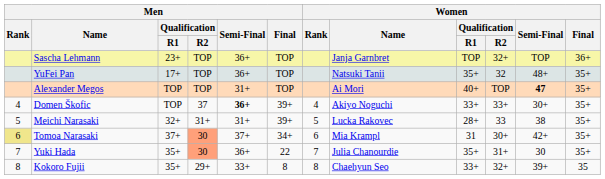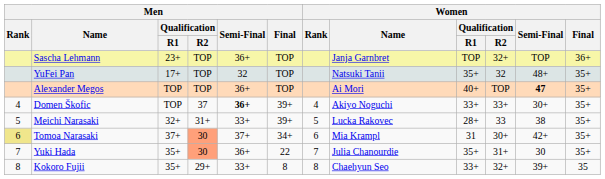(242, 74) 36+ -> (242, 74) 32
(242, 89) 31+ -> (242, 89) 36+
(242, 120) 31+ -> (242, 120) 33+
